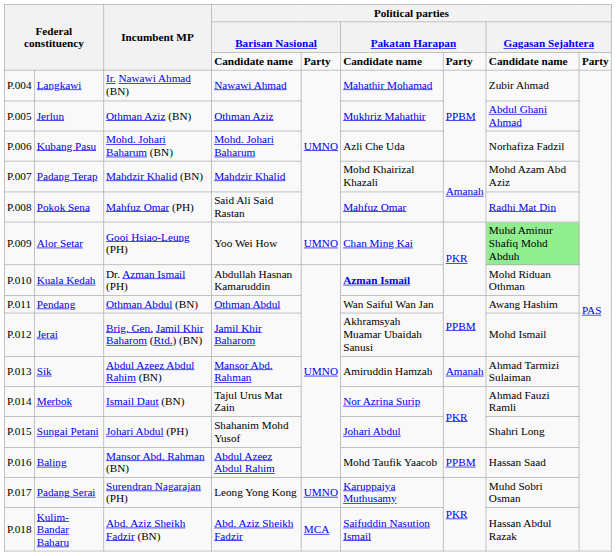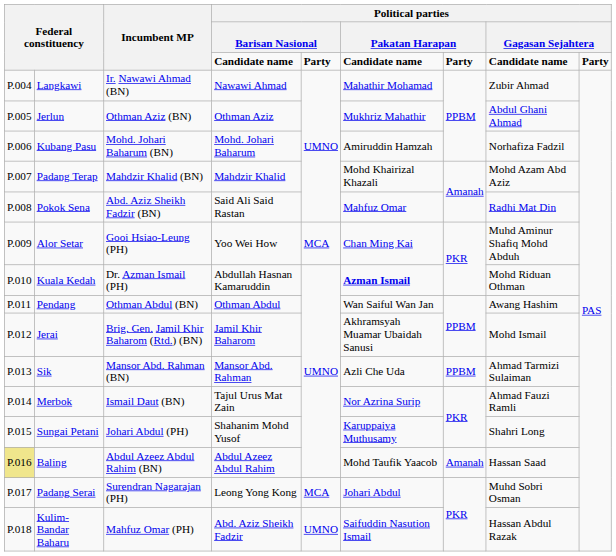(374, 146) Azli Che Uda -> (388, 146) Amiruddin Hamzah
(150, 207) Mahfuz Omar (PH) -> (146, 207) Abd. Aziz Sheikh Fadzir (BN)
(321, 243) UMNO -> (317, 243) MCA
(521, 243) lightgreen background -> (521, 243) no background
(150, 371) Abdul Azeez Abdul Rahim (BN) -> (155, 371) Mansor Abd. Rahman (BN)
(388, 371) Amiruddin Hamzah -> (374, 371) Azli Che Uda
(465, 371) Amanah -> (461, 371) PPBM
(372, 432) Johari Abdul -> (370, 432) Karuppaiya Muthusamy
(19, 462) no background -> (19, 462) khaki background
(155, 462) Mansor Abd. Rahman (BN) -> (150, 462) Abdul Azeez Abdul Rahim (BN)
(461, 462) PPBM -> (465, 462) Amanah
(321, 492) UMNO -> (317, 492) MCA
(370, 492) Karuppaiya Muthusamy -> (372, 492) Johari Abdul
(146, 529) Abd. Aziz Sheikh Fadzir (BN) -> (150, 529) Mahfuz Omar (PH)
(317, 529) MCA -> (321, 529) UMNO
